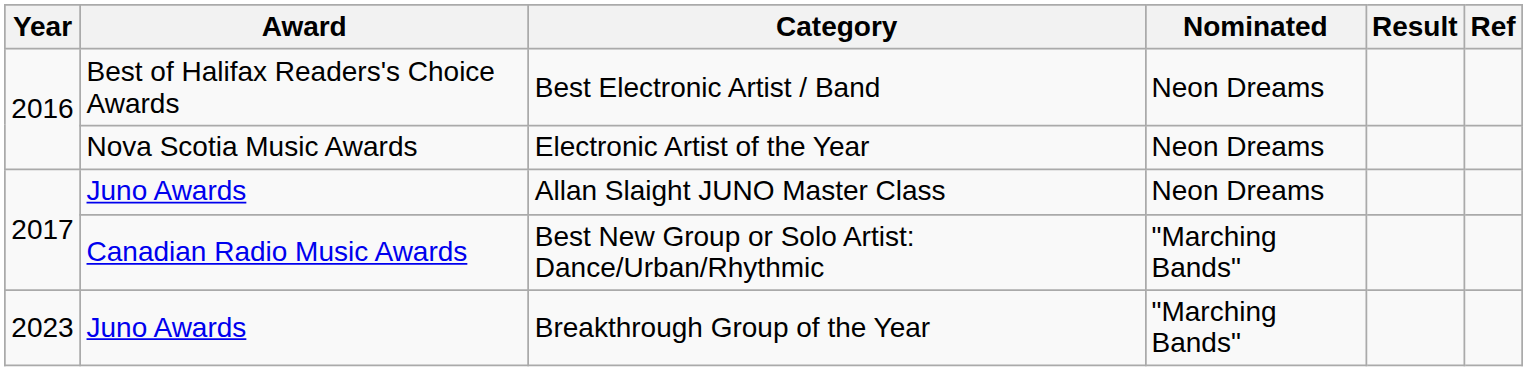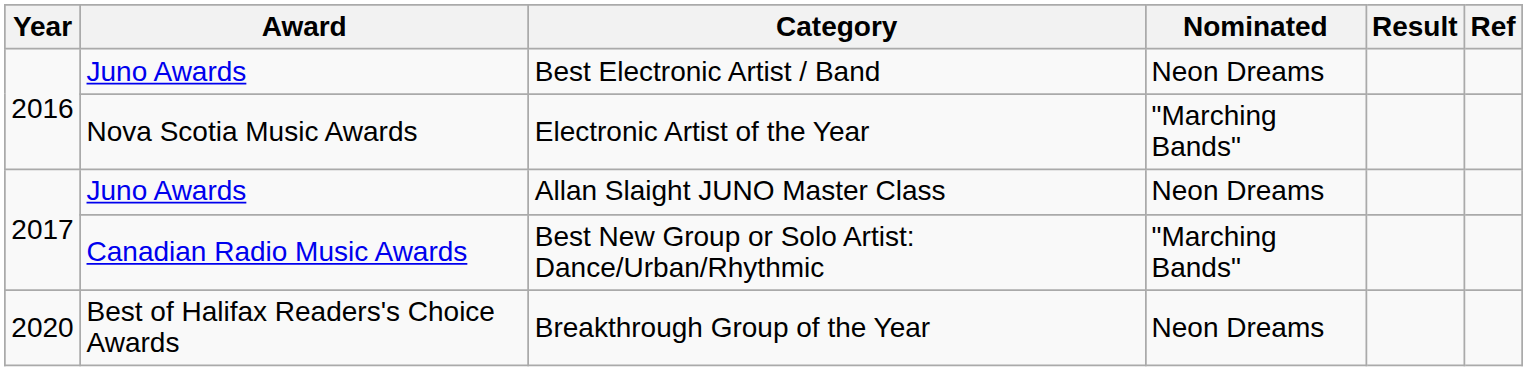(291, 86) Best of Halifax Readers's Choice Awards -> (166, 71) Juno Awards
(1238, 147) Neon Dreams -> (1214, 131) "Marching Bands"
(42, 327) 2023 -> (42, 327) 2020
(166, 327) Juno Awards -> (291, 327) Best of Halifax Readers's Choice Awards
(1214, 327) "Marching Bands" -> (1238, 327) Neon Dreams
